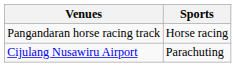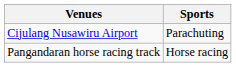rows swapped: (72, 52) <-> (84, 33)
